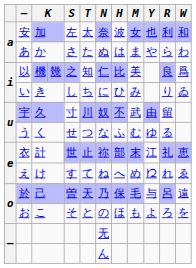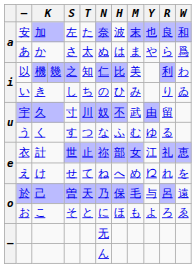(88, 32) 太 -> (88, 32) た
(135, 32) 女 -> (135, 32) 末
(167, 32) 利 -> (167, 32) 良
(88, 52) た -> (88, 52) 太
(183, 52) わ -> (183, 52) 爲
(167, 72) 良 -> (167, 72) 利
(183, 72) 爲 -> (183, 72) わ
(104, 92) に -> (104, 92) の
(72, 132) せ -> (72, 132) す
(135, 152) 末 -> (135, 152) 女
(72, 173) す -> (72, 173) せ
(183, 173) ゑ -> (183, 173) を
(104, 213) の -> (104, 213) に
(183, 213) を -> (183, 213) ゑ
